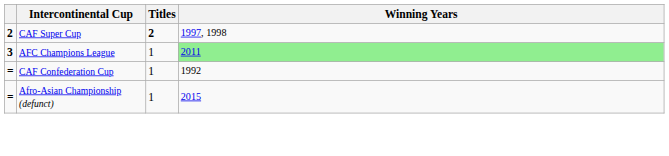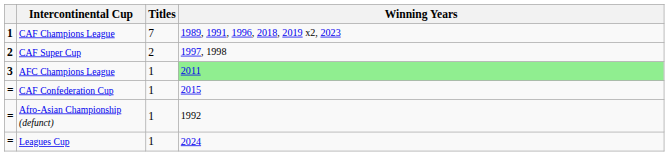+ row: (67, 34)
(151, 33) bold -> (151, 52) normal
(191, 71) 1992 -> (191, 90) 2015
(191, 97) 2015 -> (191, 116) 1992
+ row: (44, 143)
